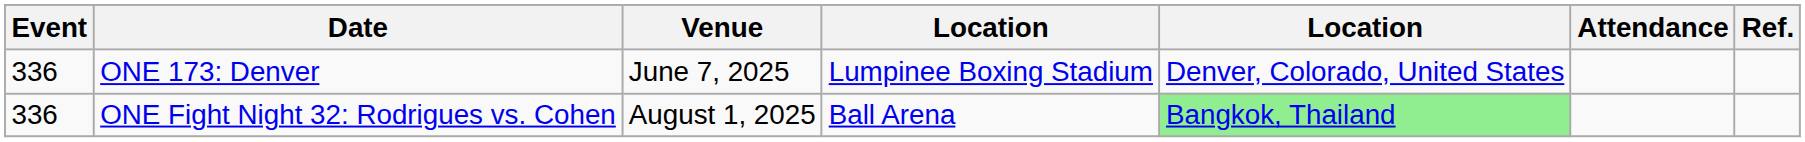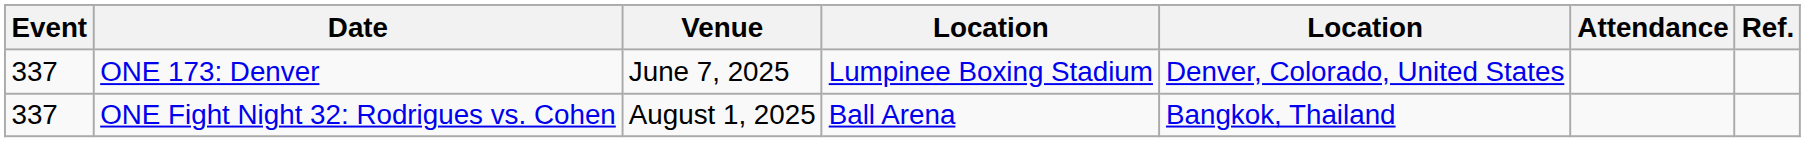(35, 71) 336 -> (35, 71) 337
(35, 115) 336 -> (35, 115) 337
(1281, 115) lightgreen background -> (1281, 115) no background
